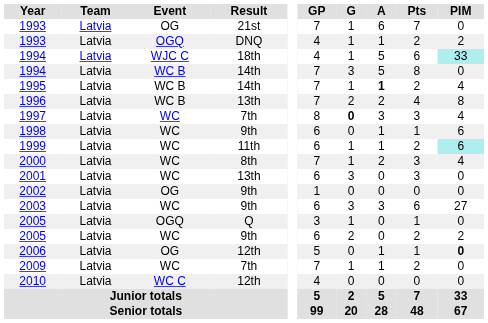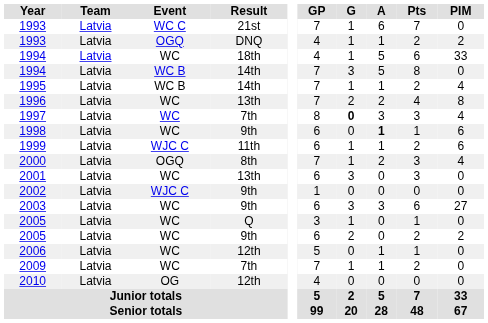(170, 26) OG -> (170, 26) WC C
(170, 56) WJC C -> (170, 56) WC
(461, 56) paleturquoise background -> (461, 56) no background
(381, 86) bold -> (381, 86) normal
(170, 101) WC B -> (170, 101) WC
(381, 131) normal -> (381, 131) bold
(170, 146) WC -> (170, 146) WJC C
(461, 146) paleturquoise background -> (461, 146) no background
(170, 161) WC -> (170, 161) OGQ
(170, 191) OG -> (170, 191) WJC C
(170, 221) OGQ -> (170, 221) WC
(170, 251) OG -> (170, 251) WC
(461, 251) bold -> (461, 251) normal
(170, 281) WC C -> (170, 281) OG
